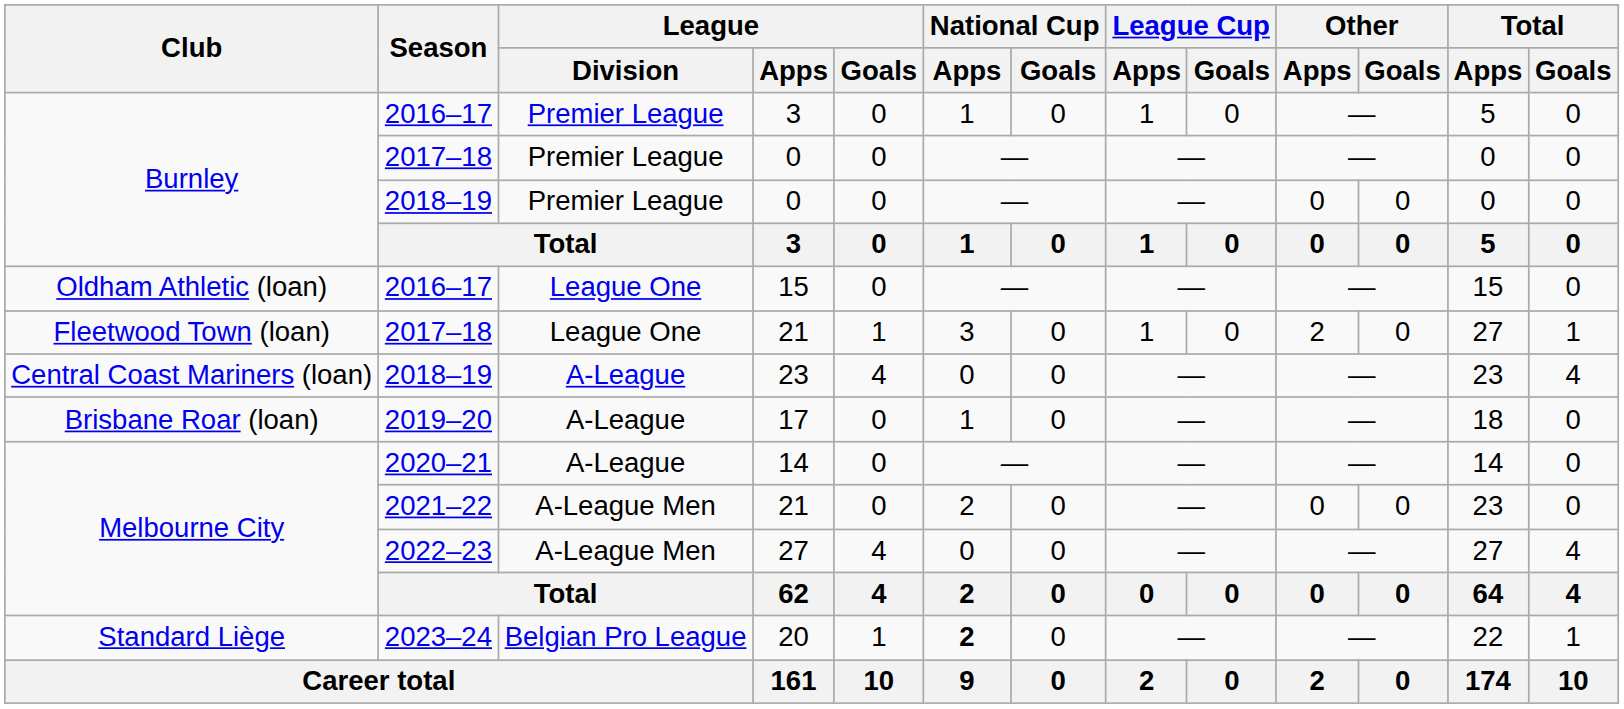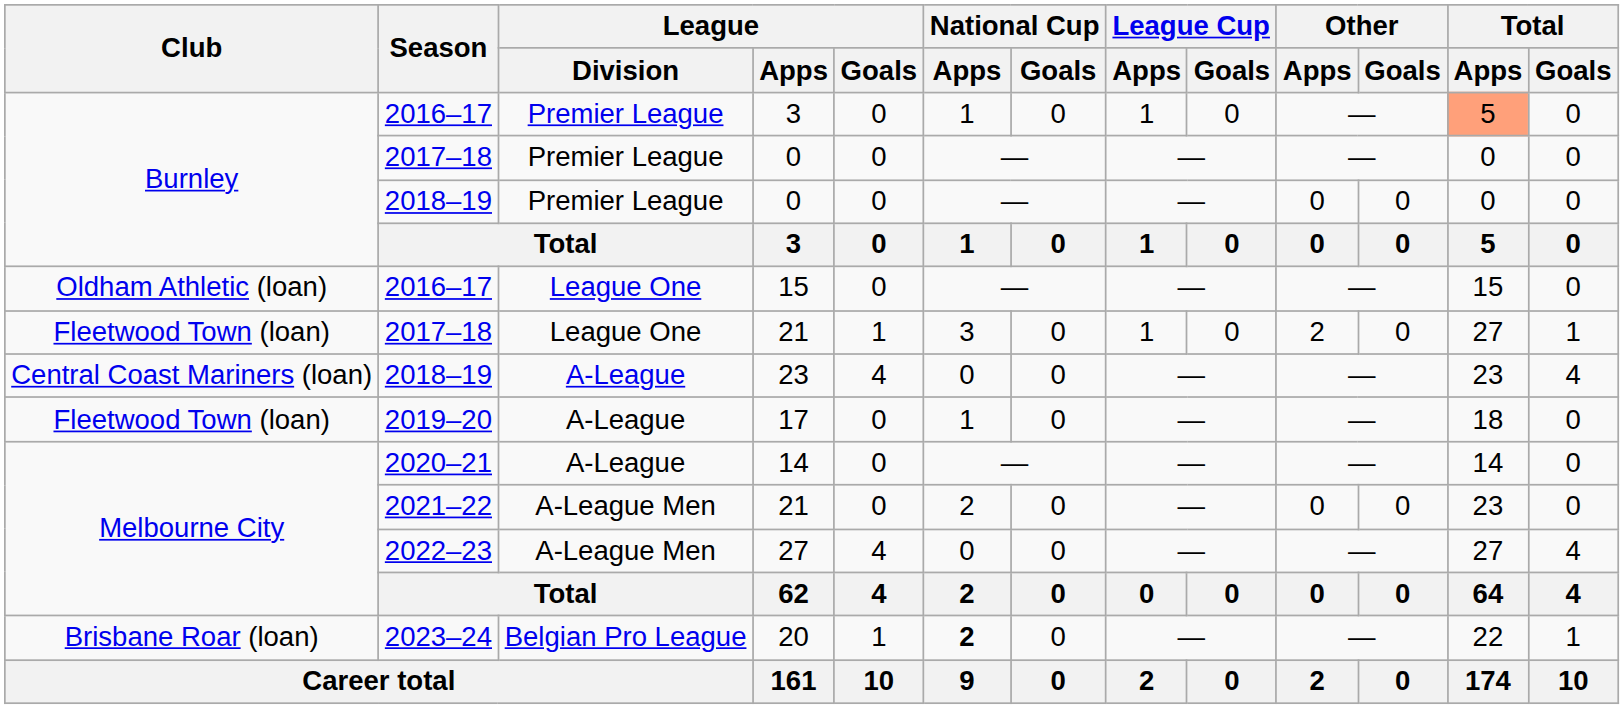(1488, 113) no background -> (1488, 113) lightsalmon background
(192, 419) Brisbane Roar (loan) -> (192, 419) Fleetwood Town (loan)
(192, 637) Standard Liège -> (192, 637) Brisbane Roar (loan)
